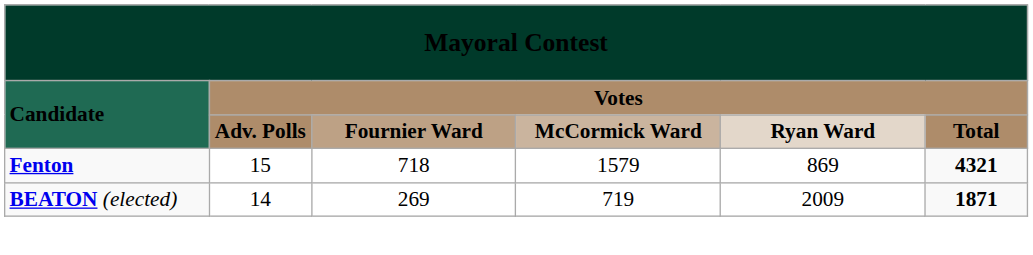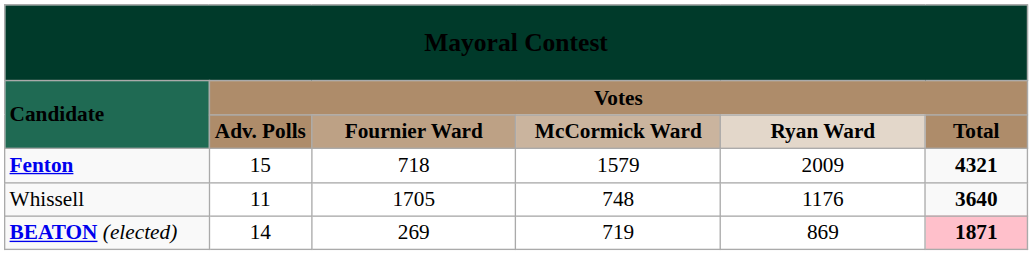(823, 165) 869 -> (823, 165) 2009
+ row: (260, 198)
(823, 198) 2009 -> (823, 232) 869
(976, 198) no background -> (976, 232) pink background
